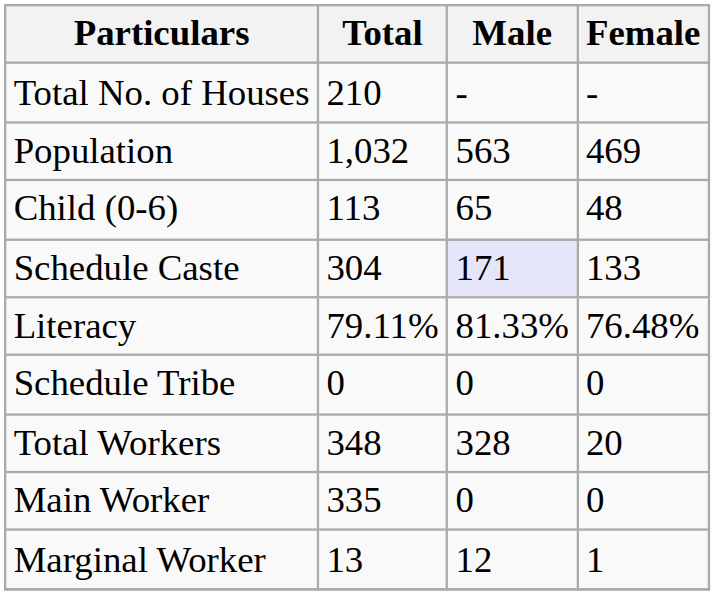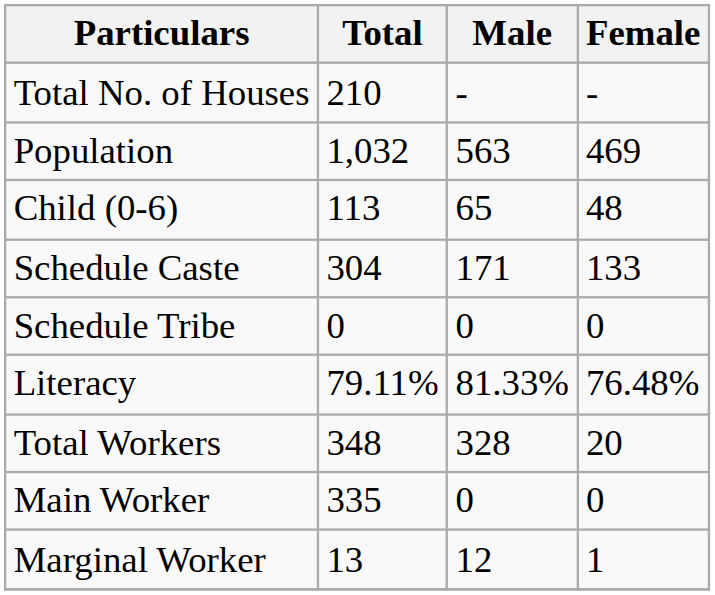(483, 267) lavender background -> (483, 267) no background
rows swapped: (125, 383) <-> (75, 325)
